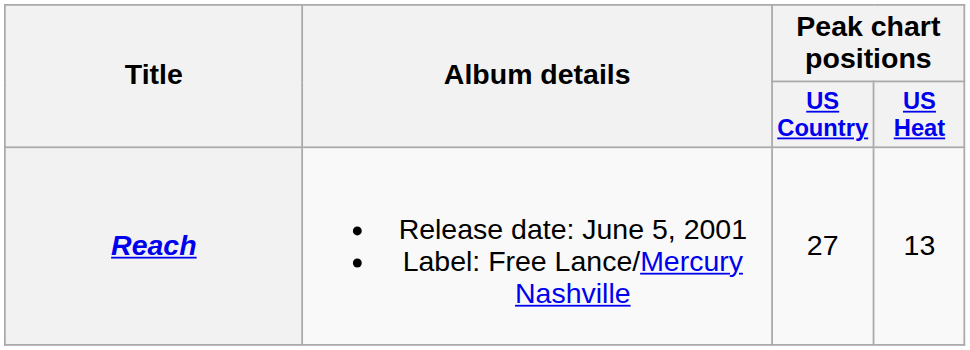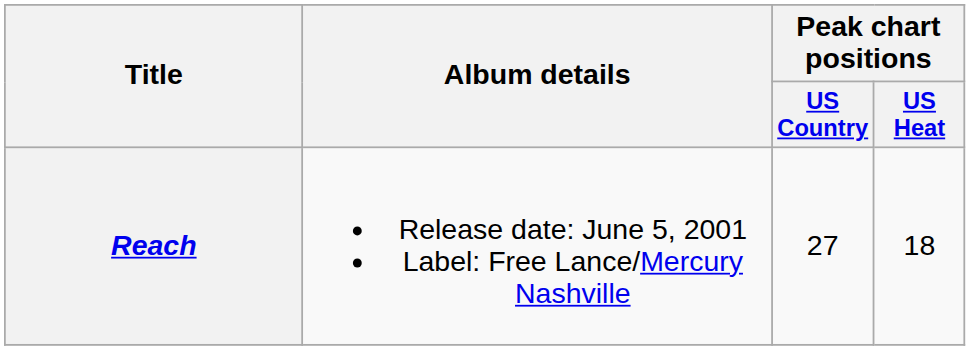(919, 245) 13 -> (919, 245) 18
